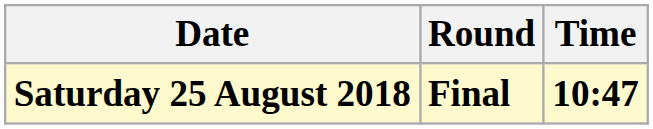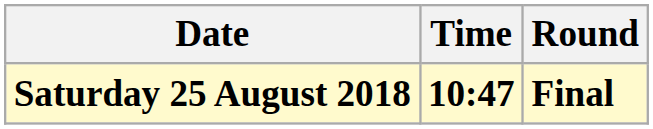columns swapped: (596, 33) <-> (482, 33)
